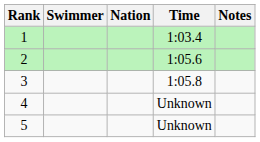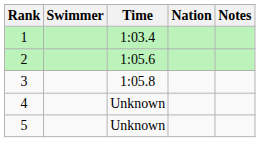columns swapped: (130, 15) <-> (184, 15)
